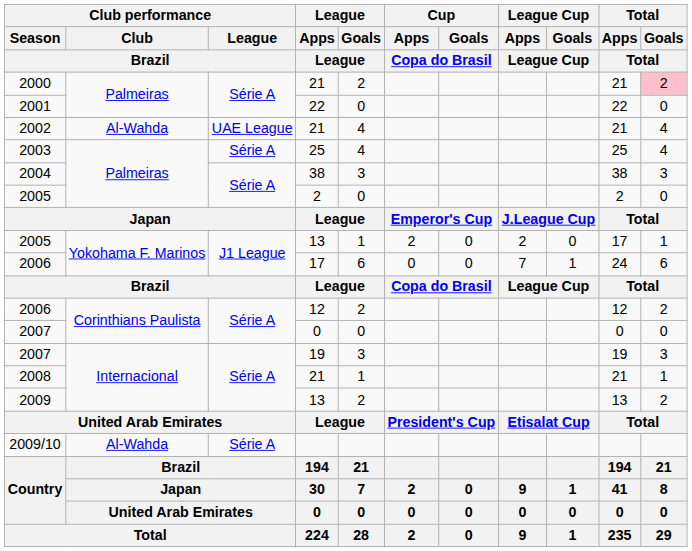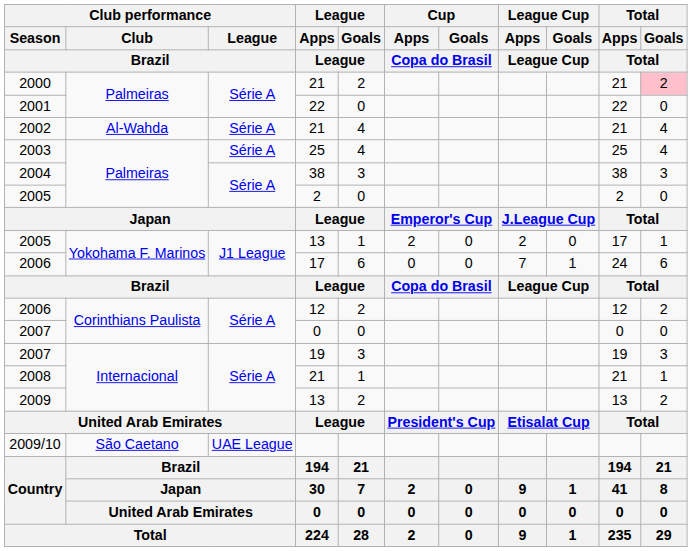(252, 128) UAE League -> (252, 128) Série A
(137, 444) Al-Wahda -> (137, 444) São Caetano
(252, 444) Série A -> (252, 444) UAE League
